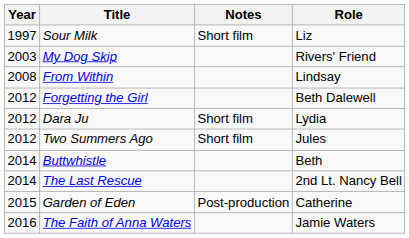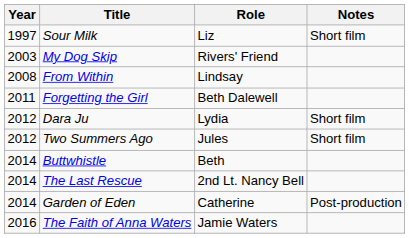columns swapped: (349, 14) <-> (243, 14)
(22, 98) 2012 -> (22, 98) 2011
(22, 202) 2015 -> (22, 202) 2014
